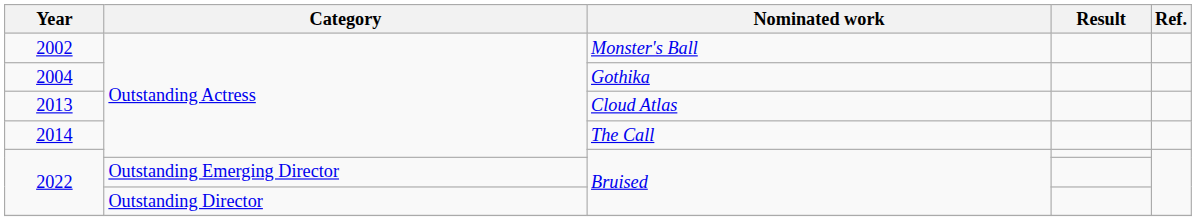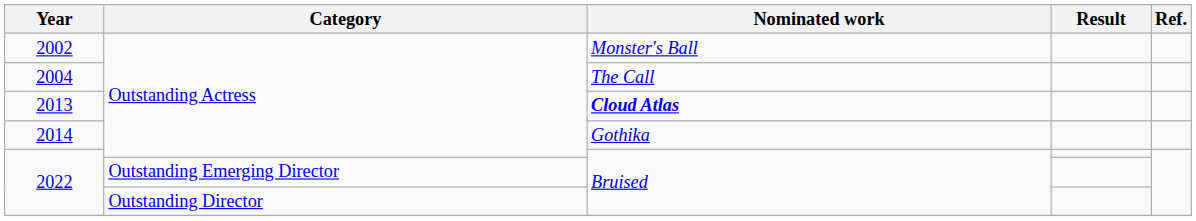(620, 76) Gothika -> (623, 76) The Call
(634, 105) normal -> (635, 105) bold
(623, 134) The Call -> (620, 134) Gothika
